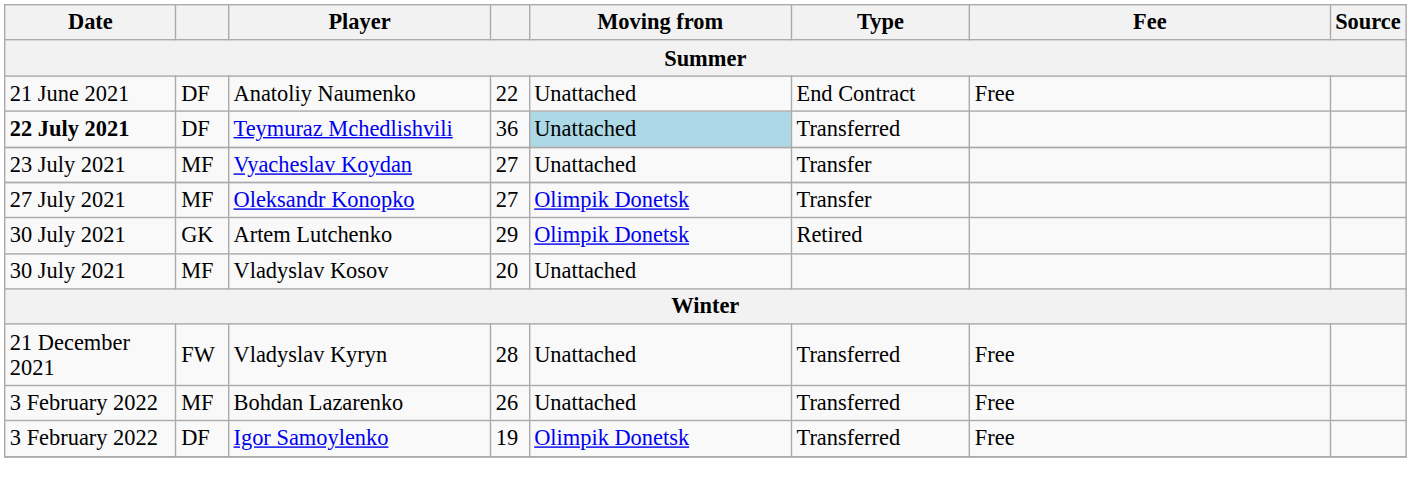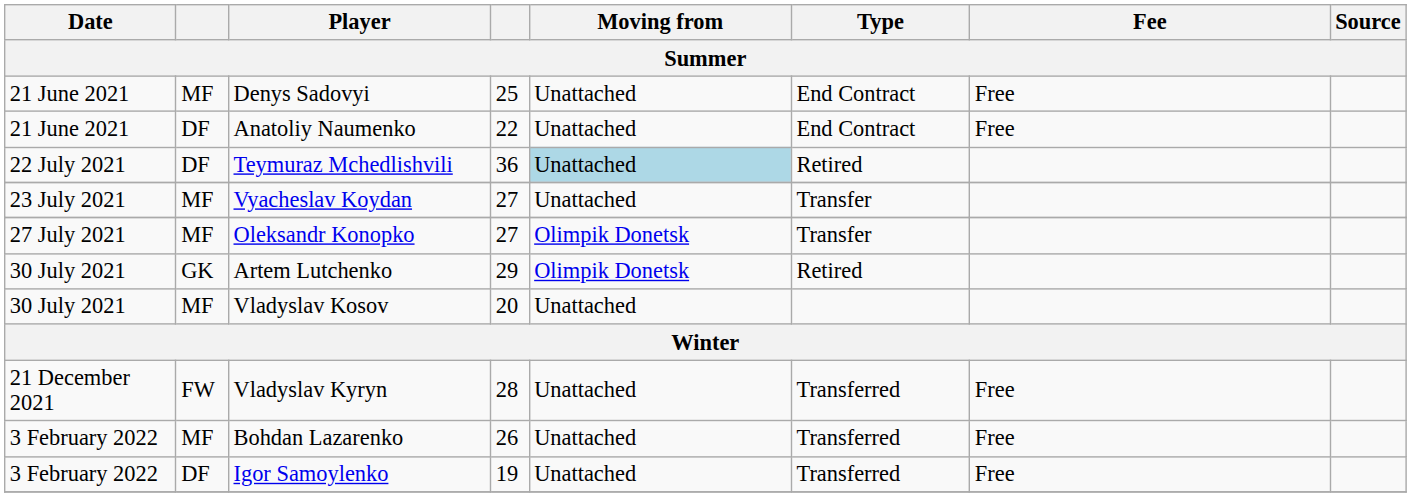+ row: (302, 93)
(70, 128) bold -> (68, 164) normal
(848, 128) Transferred -> (829, 164) Retired
(612, 438) Olimpik Donetsk -> (585, 473) Unattached
